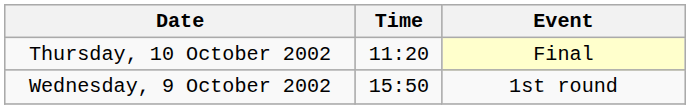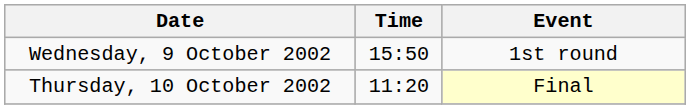rows swapped: (180, 87) <-> (180, 54)
